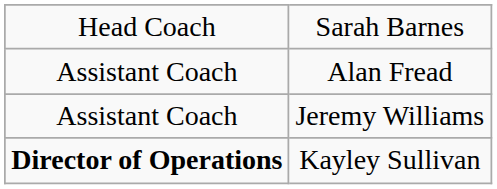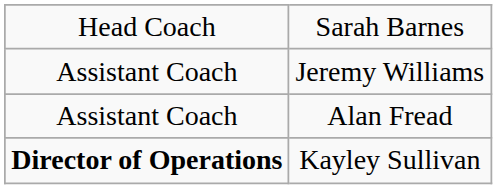rows swapped: (390, 115) <-> (390, 71)
